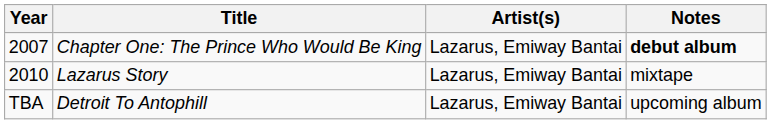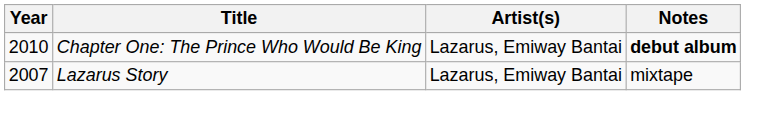(29, 47) 2007 -> (29, 47) 2010
(29, 75) 2010 -> (29, 75) 2007
- row: (132, 103)
